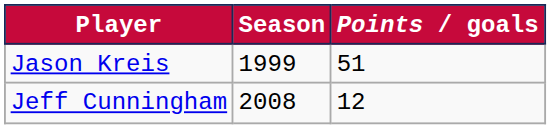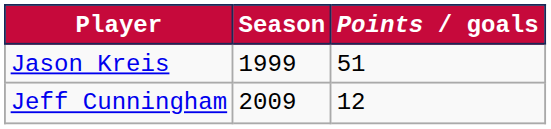(267, 103) 2008 -> (267, 103) 2009
